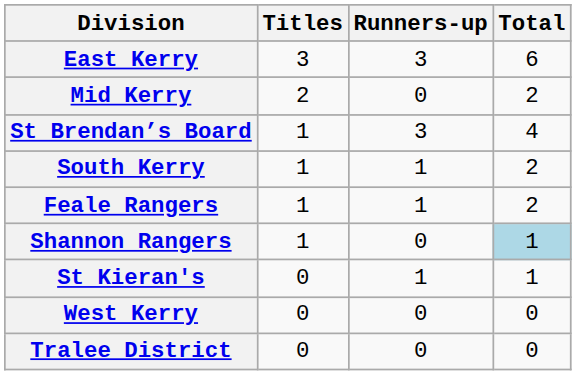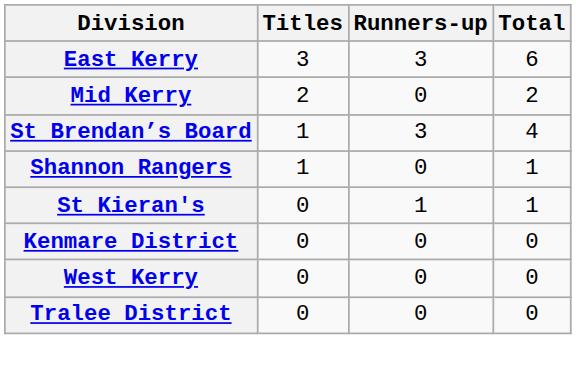- row: (131, 169)
- row: (131, 205)
(532, 242) lightblue background -> (532, 169) no background
+ row: (131, 242)
